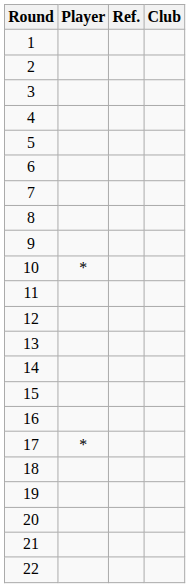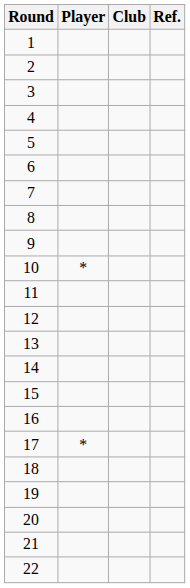columns swapped: (164, 17) <-> (126, 17)
